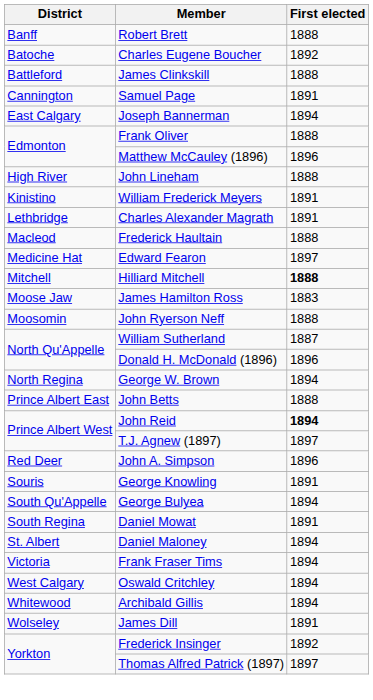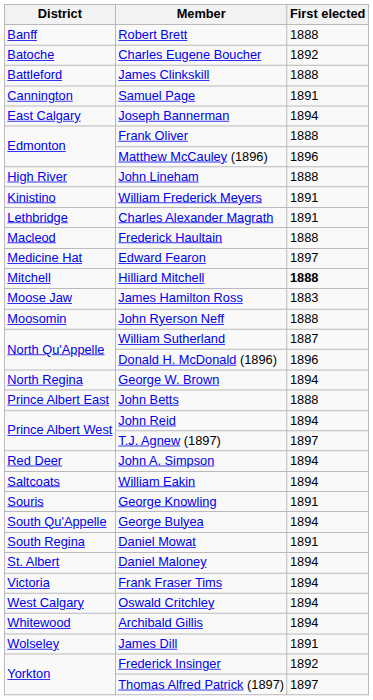(304, 420) bold -> (304, 420) normal
(304, 461) 1896 -> (304, 461) 1894
+ row: (157, 481)
